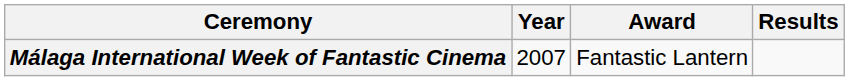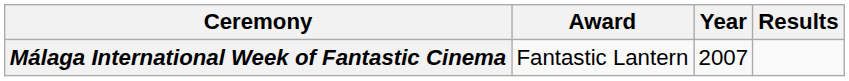columns swapped: (541, 22) <-> (662, 22)
